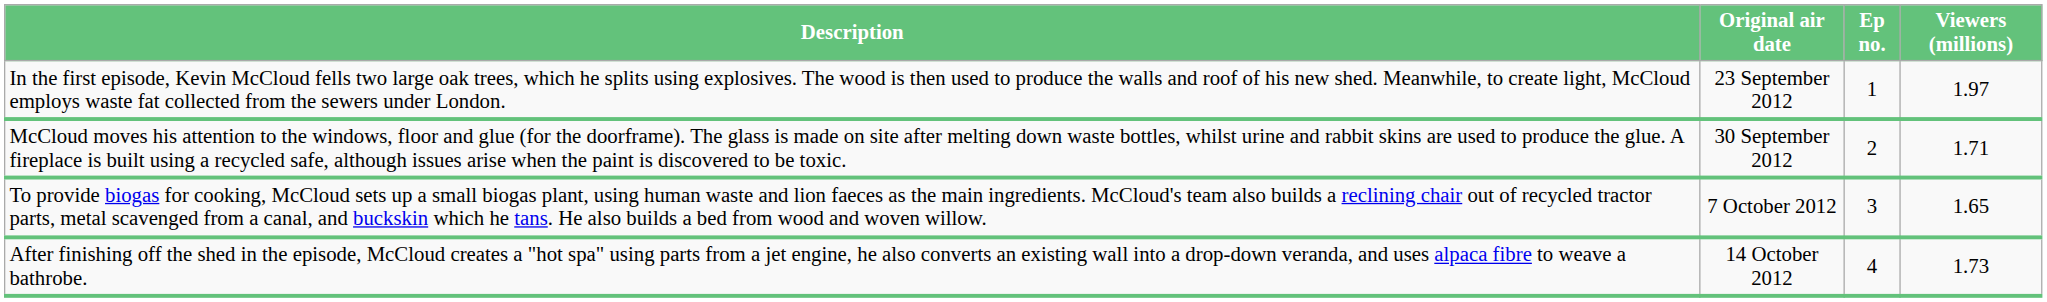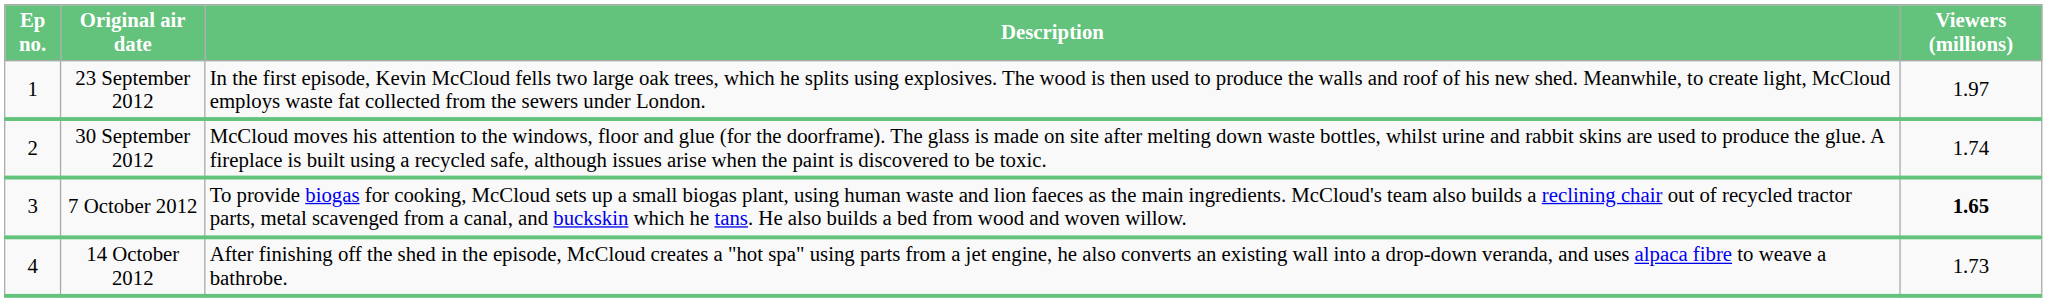columns swapped: (1872, 32) <-> (852, 32)
(1971, 148) 1.71 -> (1971, 148) 1.74
(1971, 207) normal -> (1971, 207) bold
